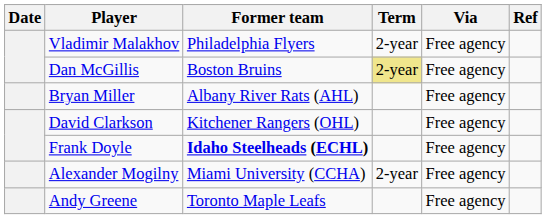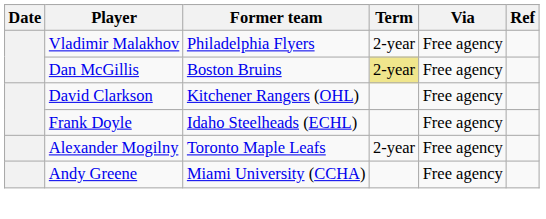- row: (92, 95)
(278, 148) bold -> (272, 122) normal
(276, 174) Miami University (CCHA) -> (256, 148) Toronto Maple Leafs
(256, 200) Toronto Maple Leafs -> (276, 174) Miami University (CCHA)
